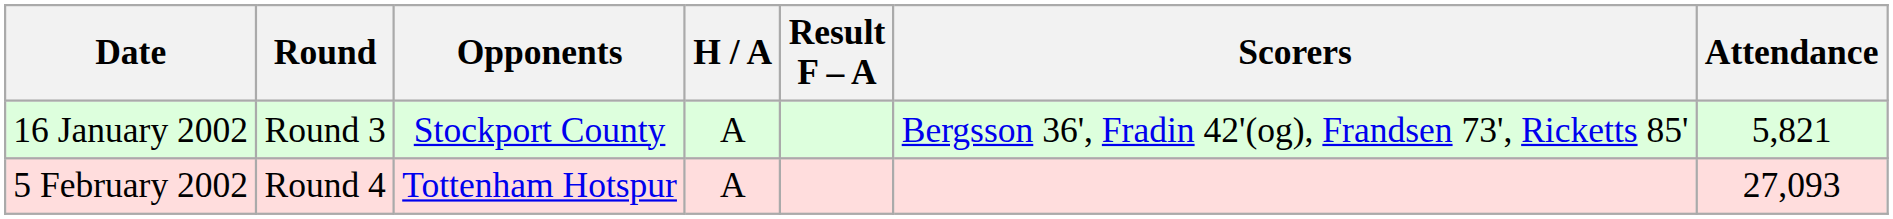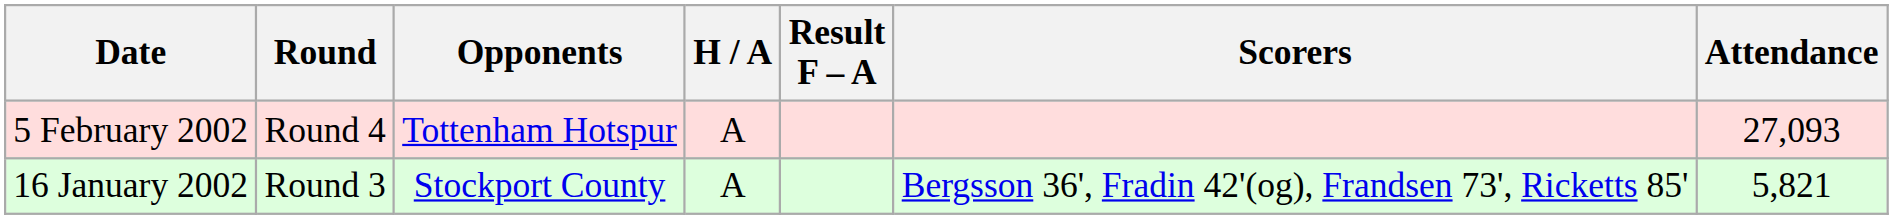rows swapped: (131, 128) <-> (131, 185)
